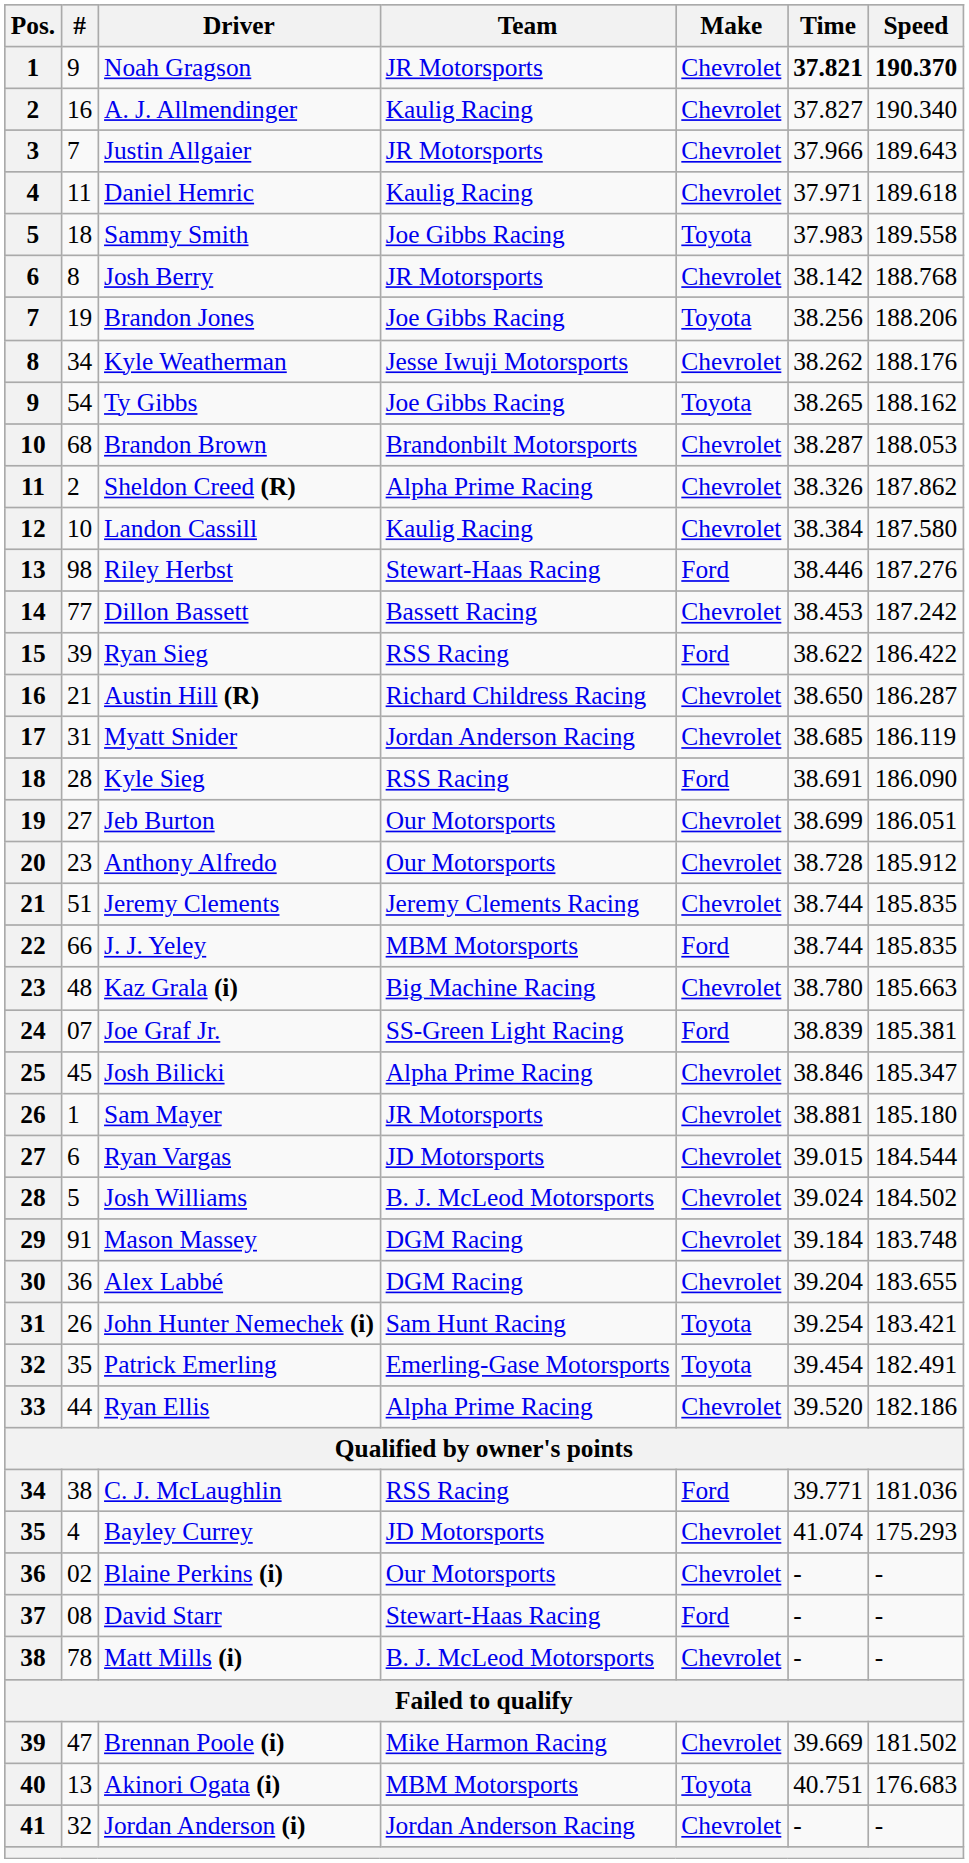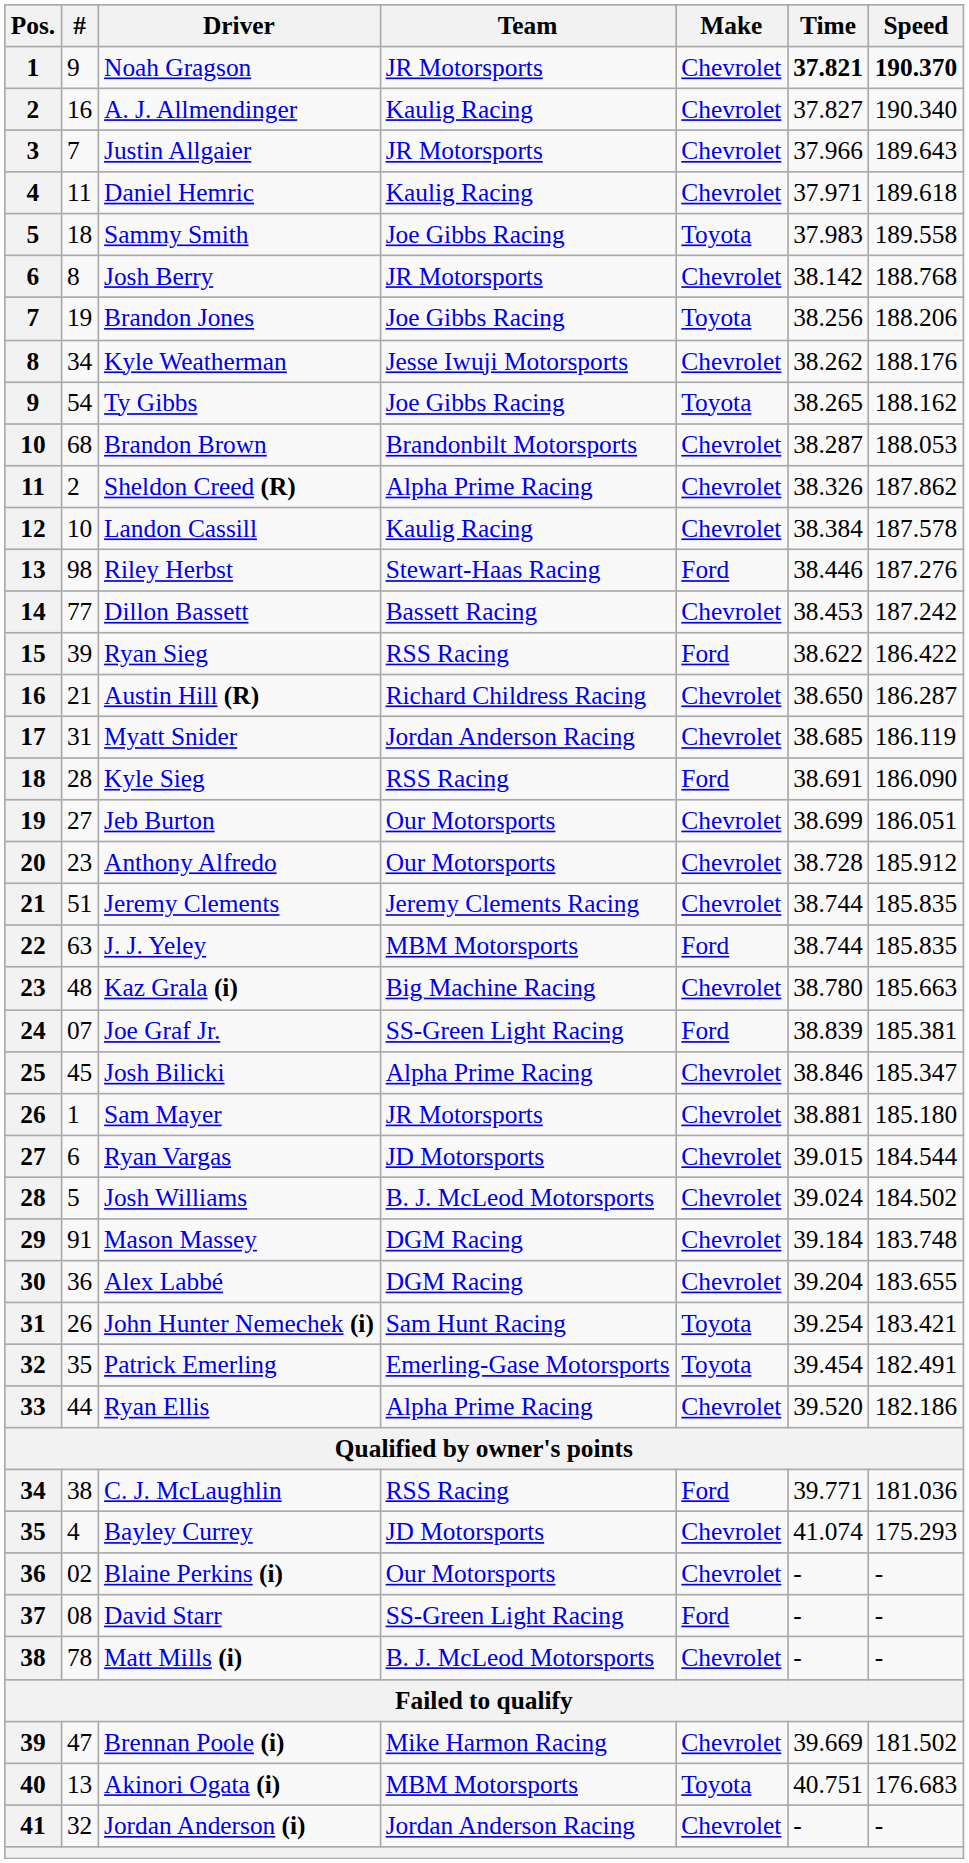(916, 527) 187.580 -> (916, 527) 187.578
(80, 946) 66 -> (80, 946) 63
(493, 1616) Stewart-Haas Racing -> (505, 1616) SS-Green Light Racing
